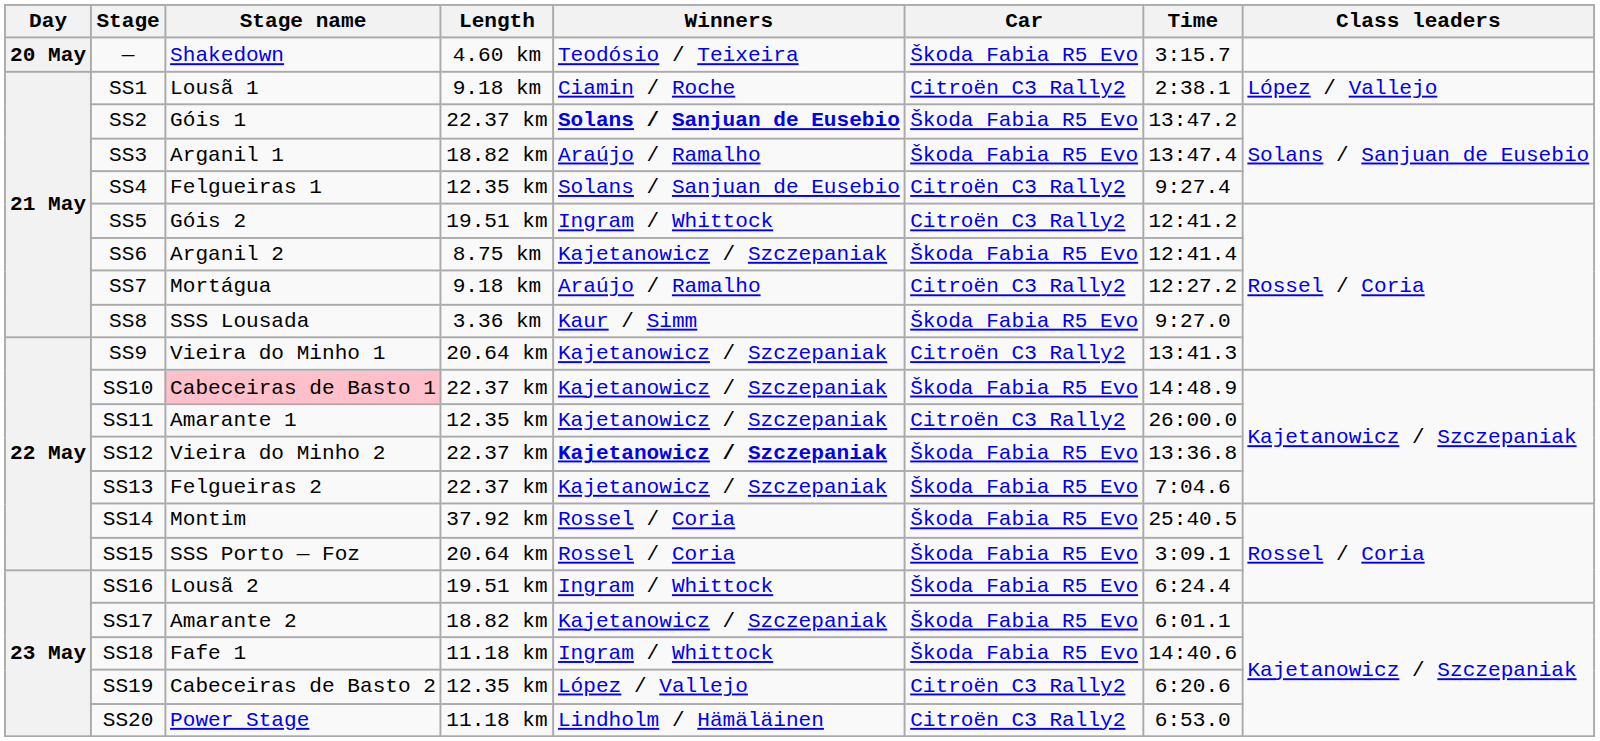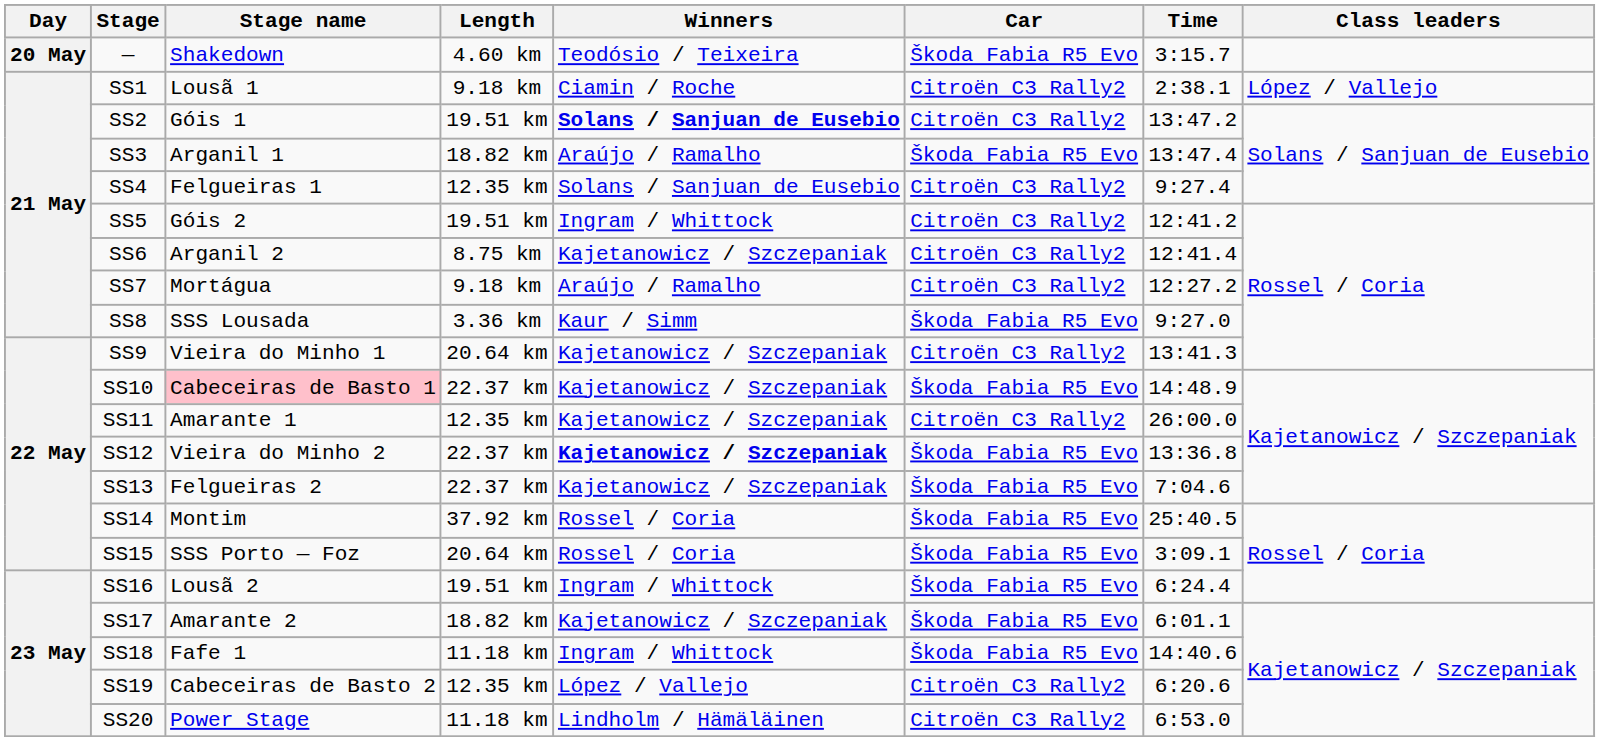(497, 121) 22.37 km -> (497, 121) 19.51 km
(1024, 121) Škoda Fabia R5 Evo -> (1018, 121) Citroën C3 Rally2
(1024, 254) Škoda Fabia R5 Evo -> (1018, 254) Citroën C3 Rally2
